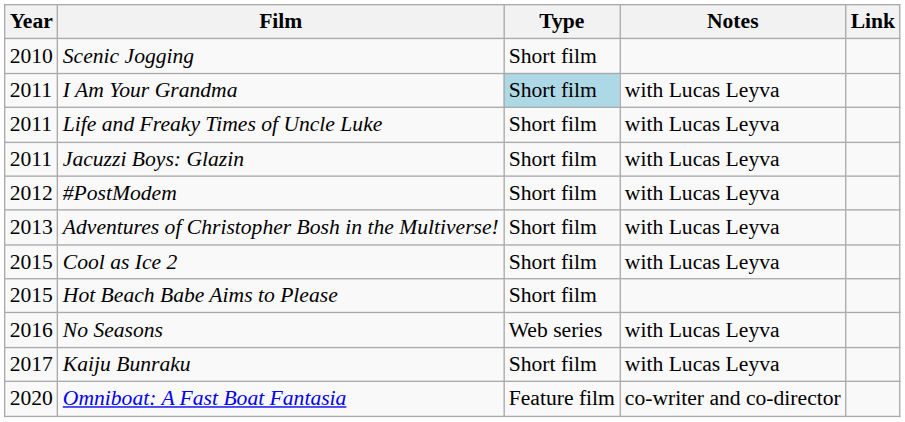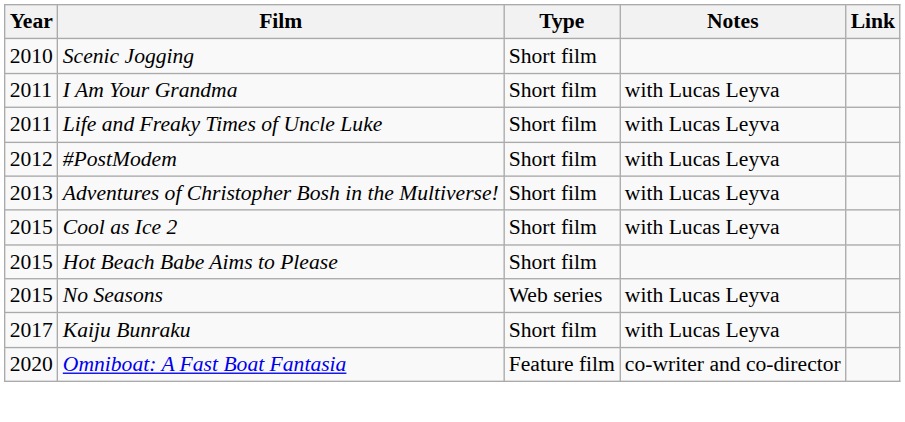(553, 90) lightblue background -> (553, 90) no background
- row: (153, 158)
(31, 329) 2016 -> (31, 295) 2015
